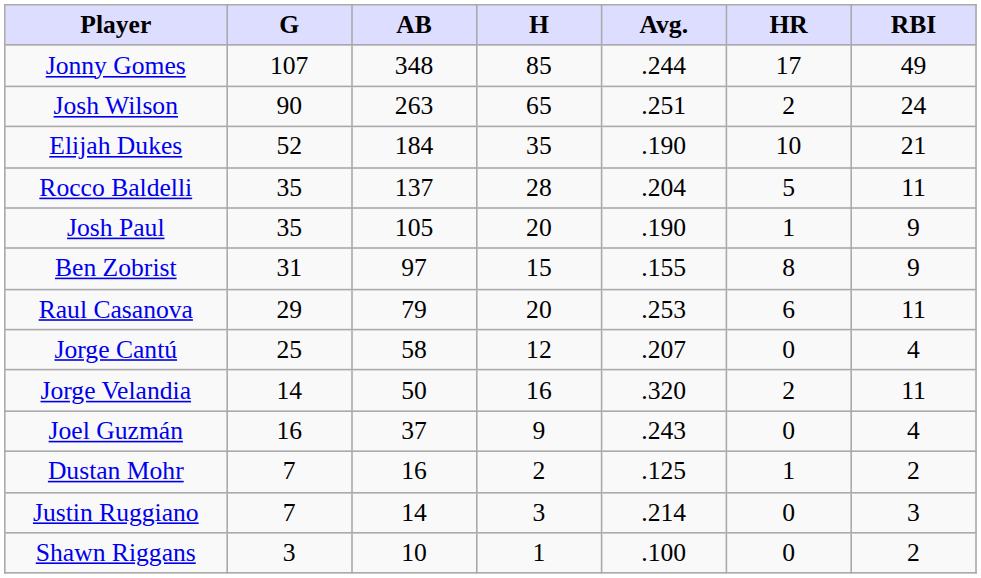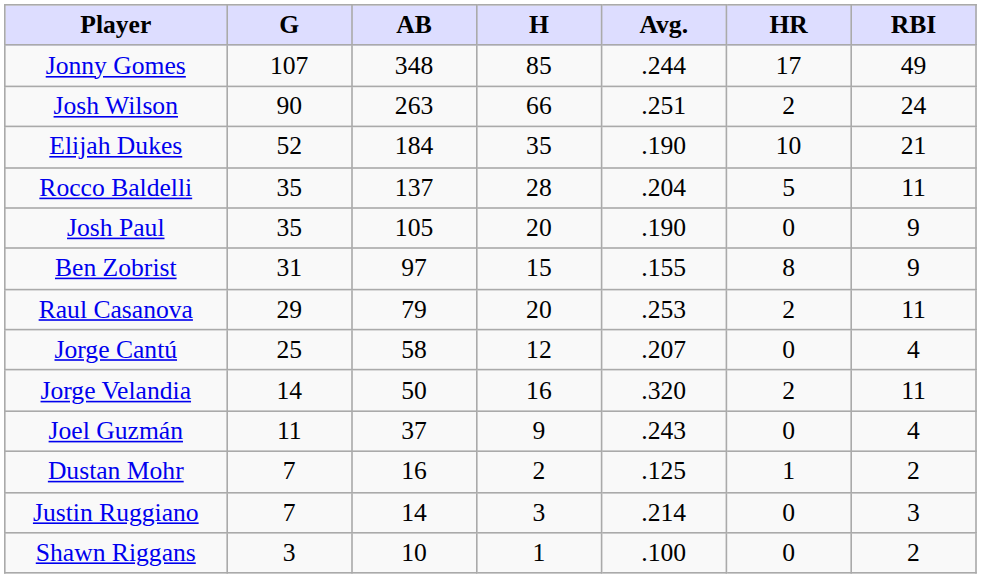(539, 106) 65 -> (539, 106) 66
(789, 227) 1 -> (789, 227) 0
(789, 308) 6 -> (789, 308) 2
(289, 430) 16 -> (289, 430) 11
